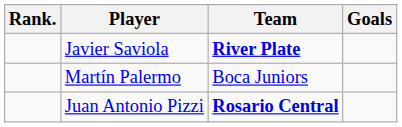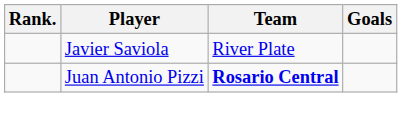(256, 48) bold -> (254, 48) normal
- row: (123, 77)
